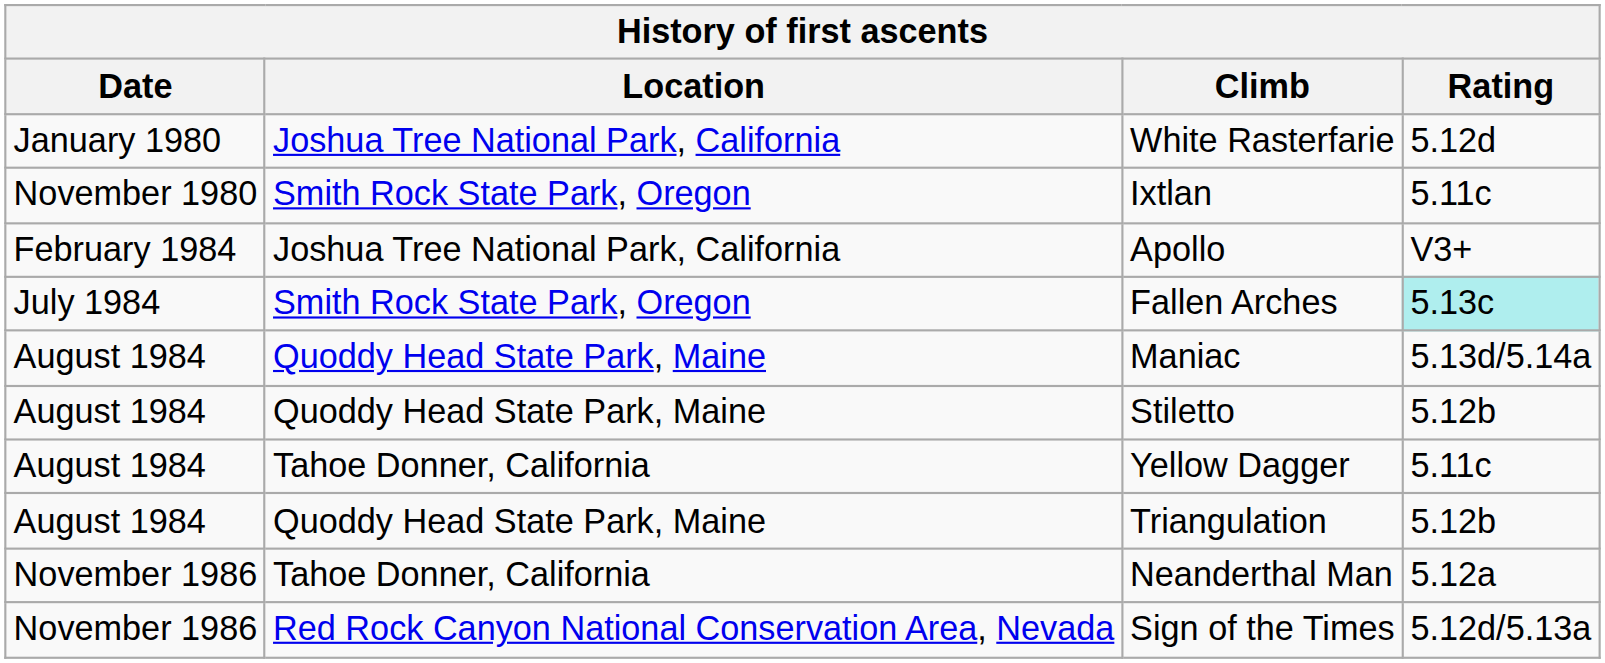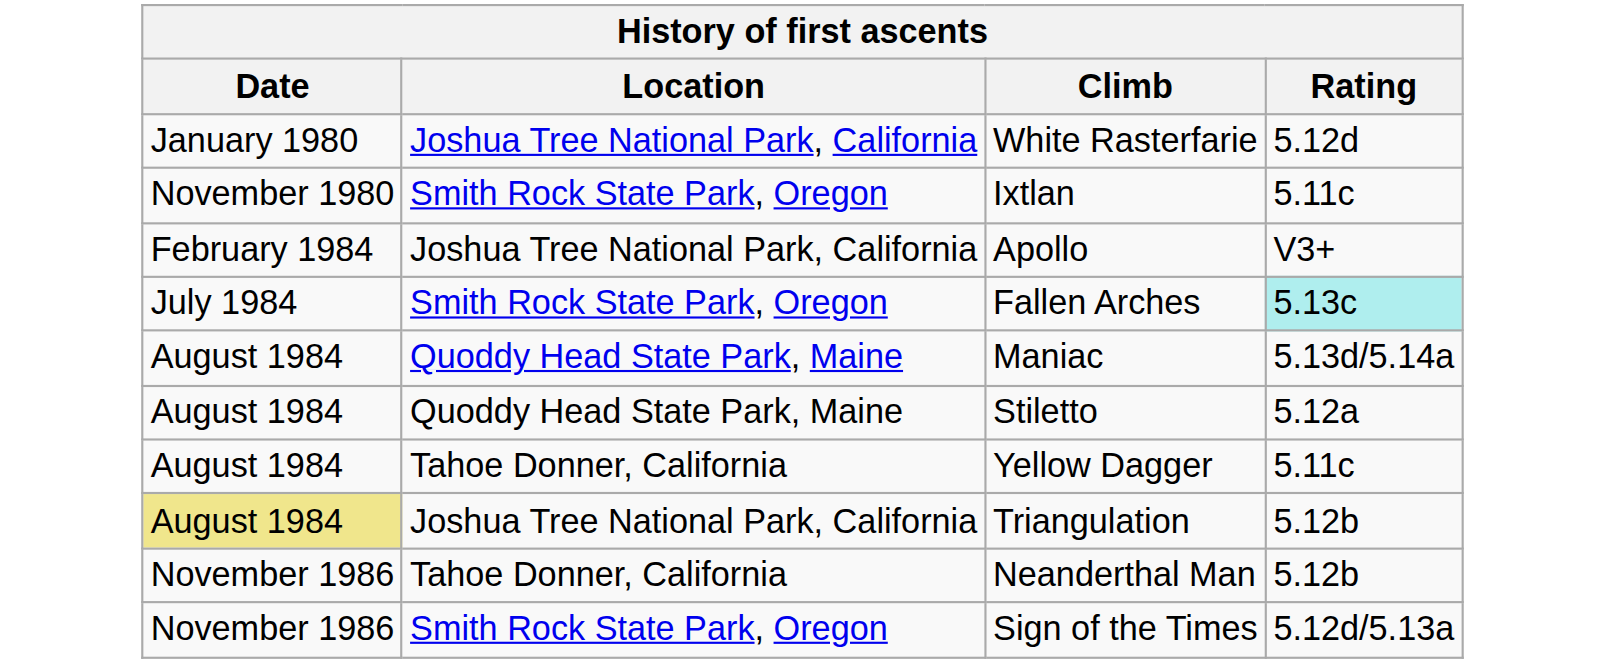(1453, 411) 5.12b -> (1316, 411) 5.12a
(110, 520) no background -> (247, 520) khaki background
(520, 520) Quoddy Head State Park, Maine -> (694, 520) Joshua Tree National Park, California
(1453, 574) 5.12a -> (1316, 574) 5.12b
(694, 628) Red Rock Canyon National Conservation Area, Nevada -> (649, 628) Smith Rock State Park, Oregon
